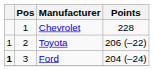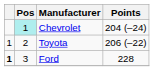(25, 28) no background -> (25, 28) paleturquoise background
(126, 28) 228 -> (126, 28) 204 (–24)
(126, 58) 204 (–24) -> (126, 58) 228
